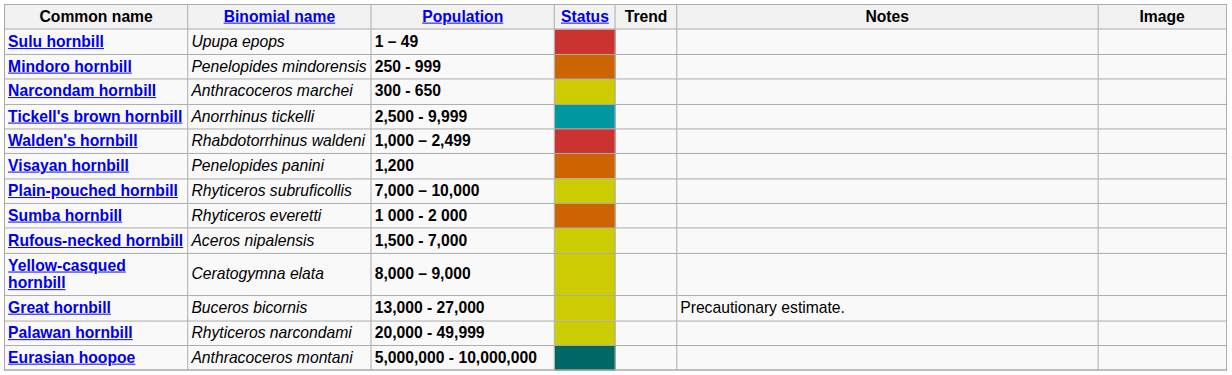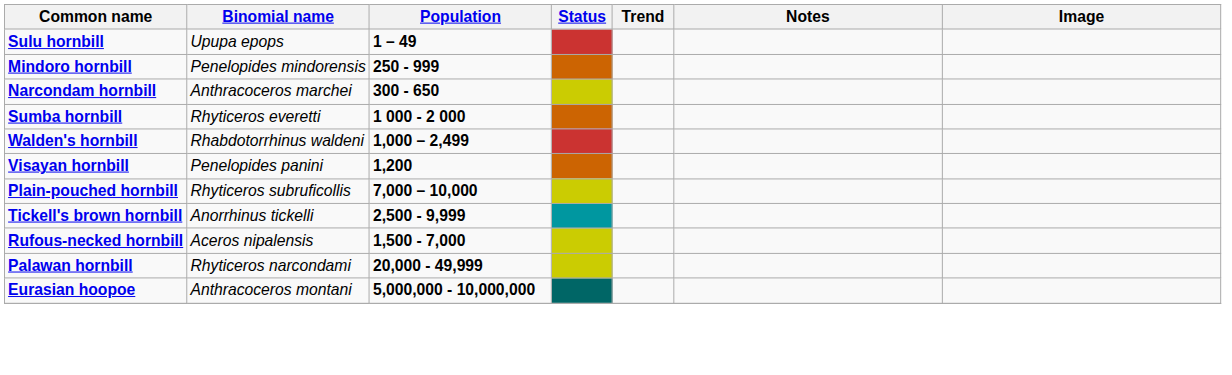rows swapped: (65, 215) <-> (95, 116)
- row: (67, 274)
- row: (60, 308)
